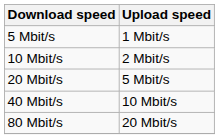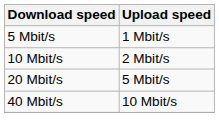- row: (35, 123)
